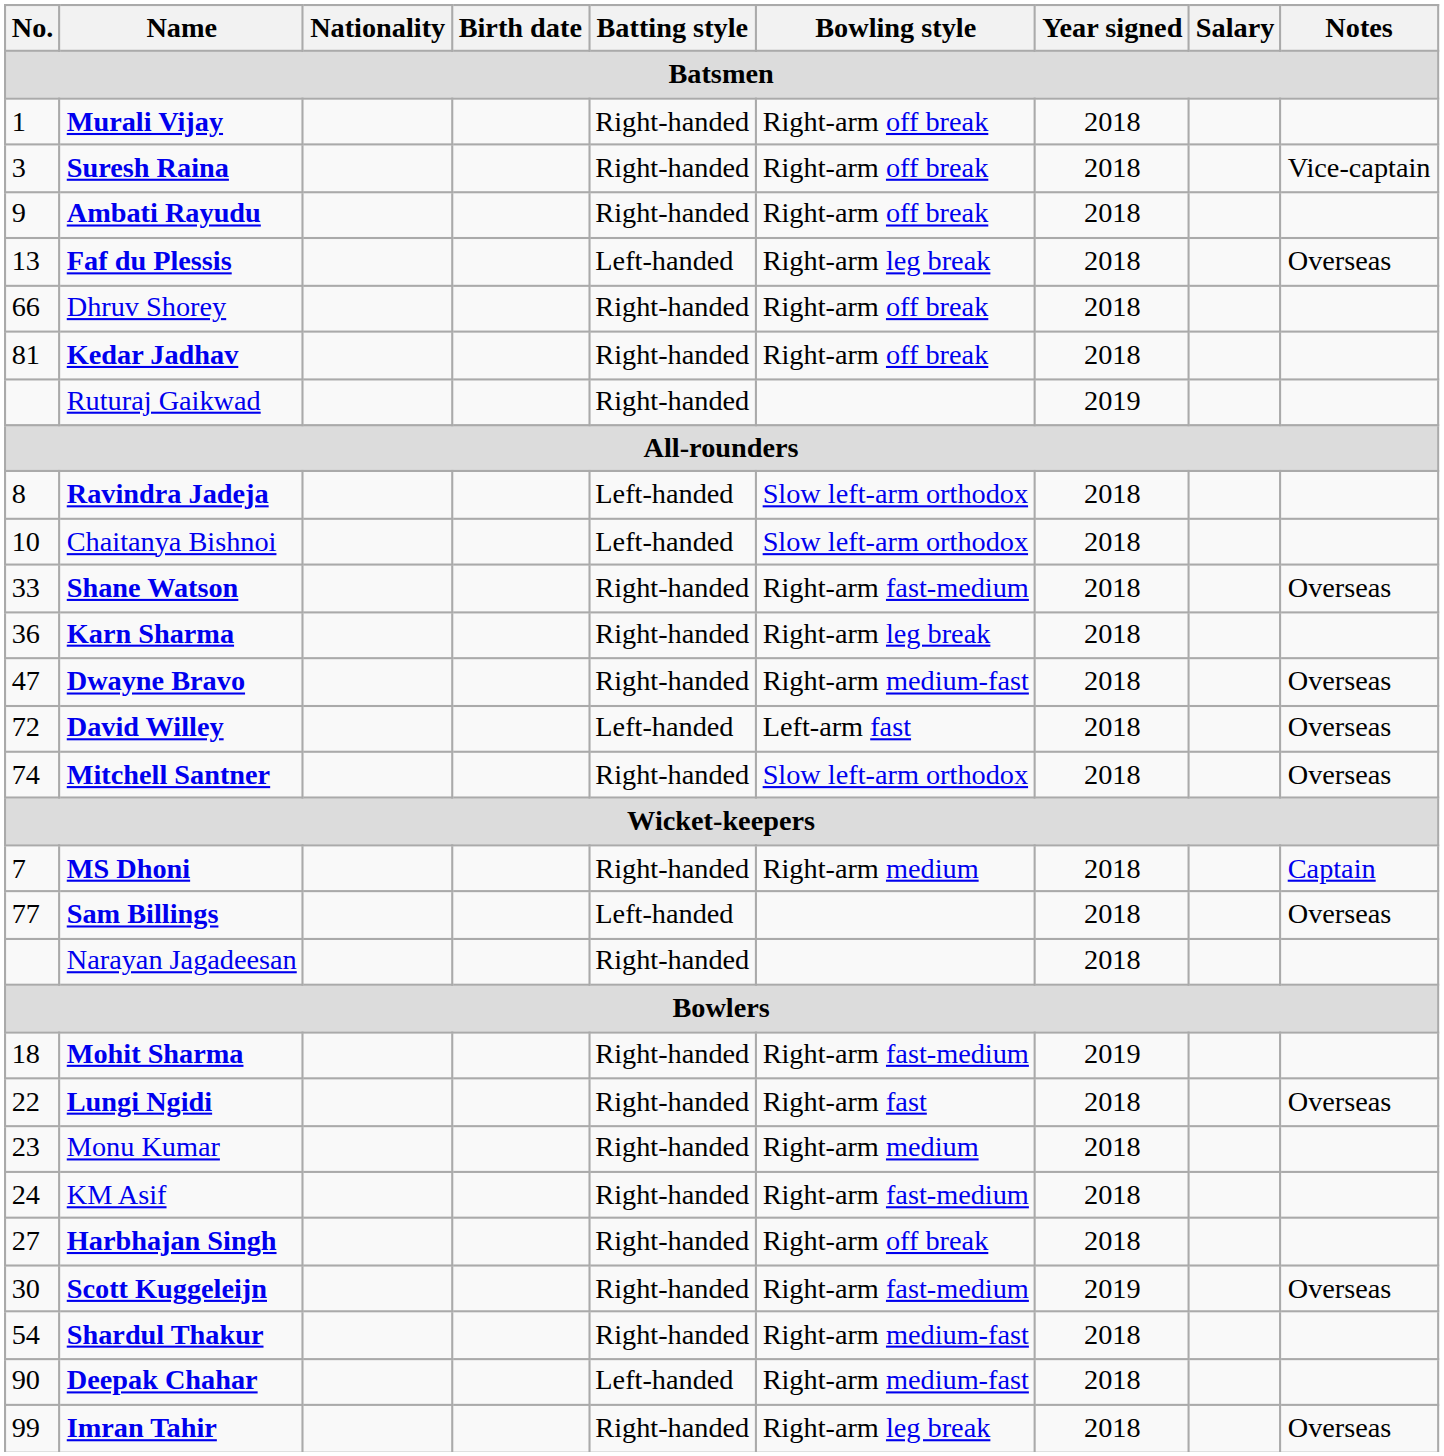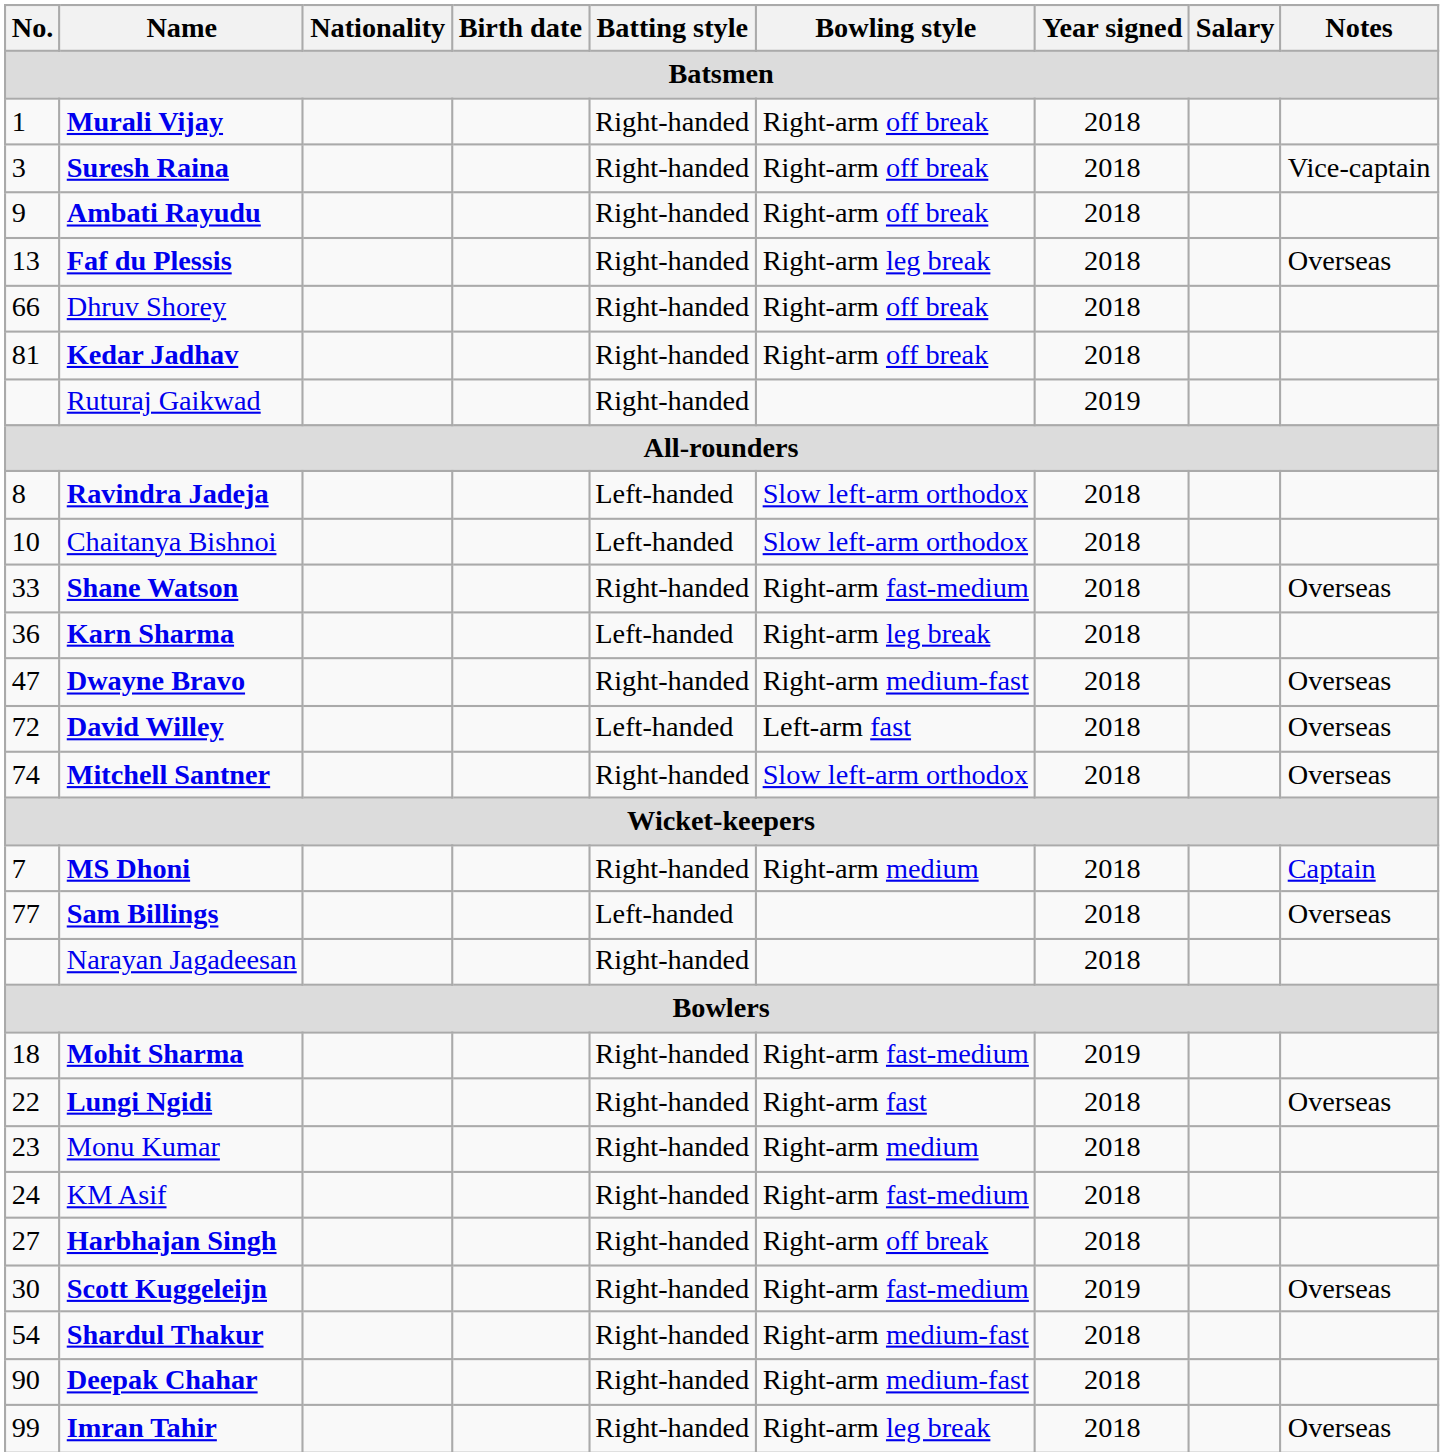(664, 260) Left-handed -> (672, 260) Right-handed
(672, 634) Right-handed -> (664, 634) Left-handed
(664, 1380) Left-handed -> (672, 1380) Right-handed
